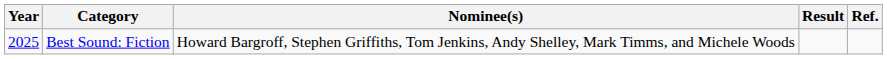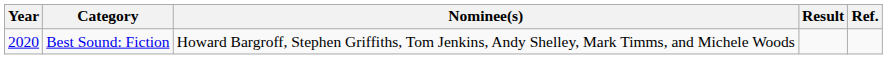(24, 41) 2025 -> (24, 41) 2020
